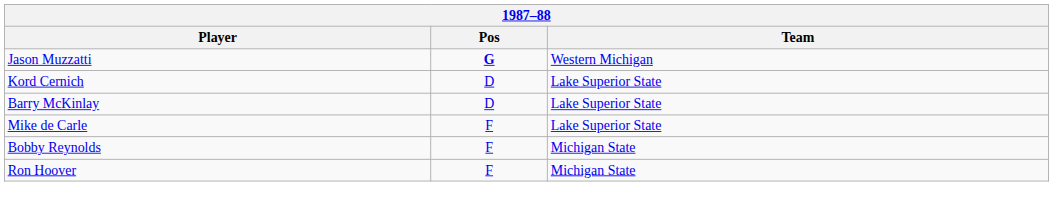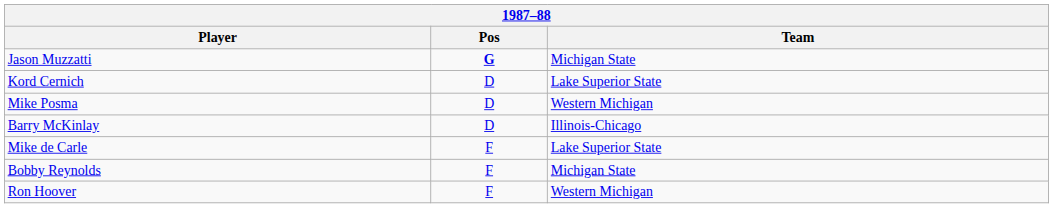(602, 59) Western Michigan -> (593, 59) Michigan State
+ row: (43, 103)
(606, 103) Lake Superior State -> (596, 125) Illinois-Chicago
(593, 170) Michigan State -> (602, 192) Western Michigan
